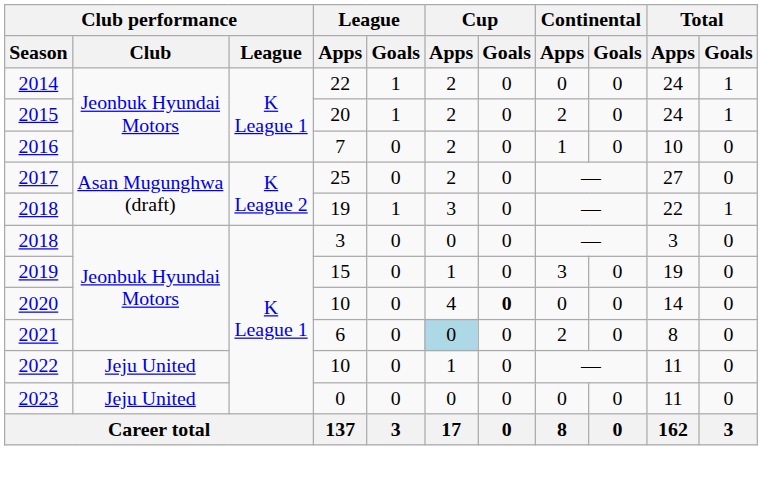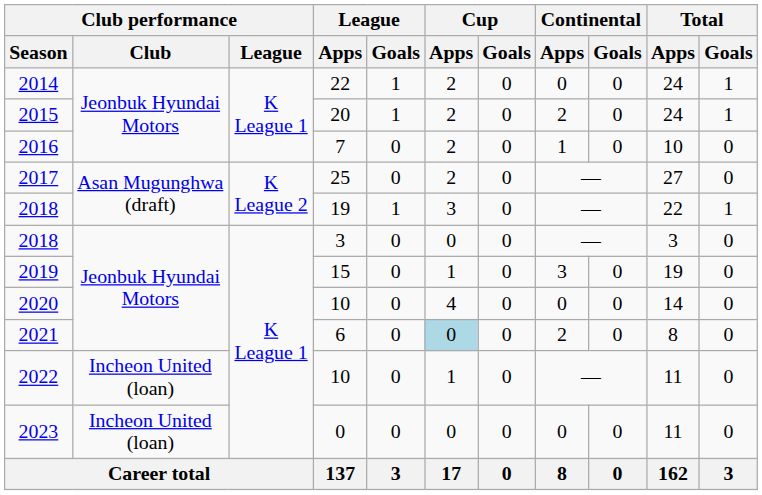(507, 303) bold -> (507, 303) normal
(150, 366) Jeju United -> (150, 377) Incheon United (loan)
(150, 397) Jeju United -> (150, 431) Incheon United (loan)
